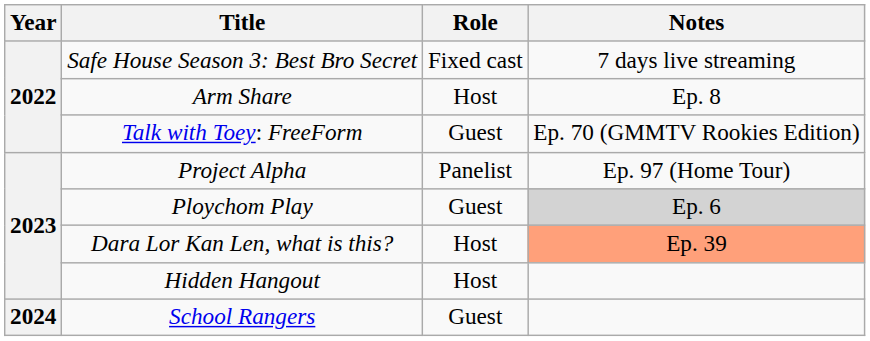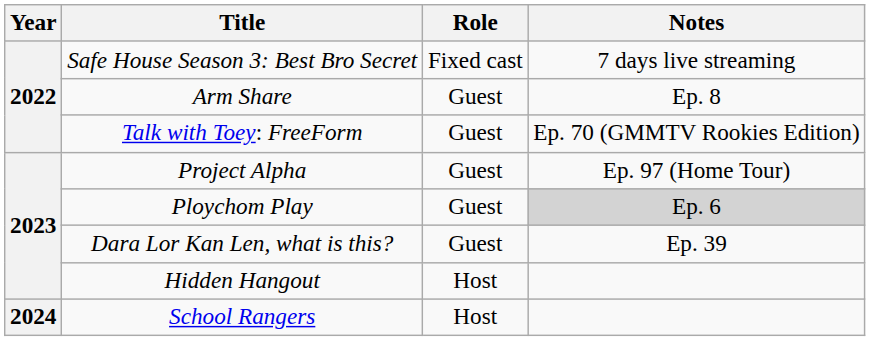(475, 96) Host -> (475, 96) Guest
(475, 170) Panelist -> (475, 170) Guest
(475, 243) Host -> (475, 243) Guest
(696, 243) lightsalmon background -> (696, 243) no background
(475, 317) Guest -> (475, 317) Host
